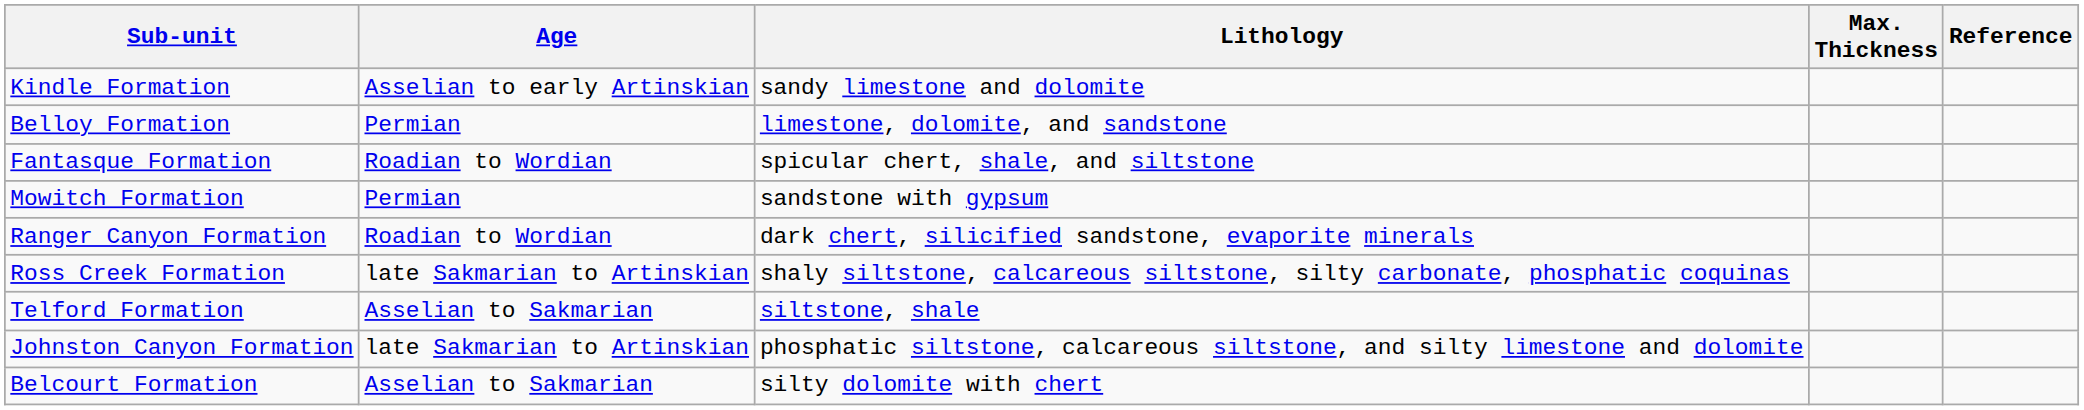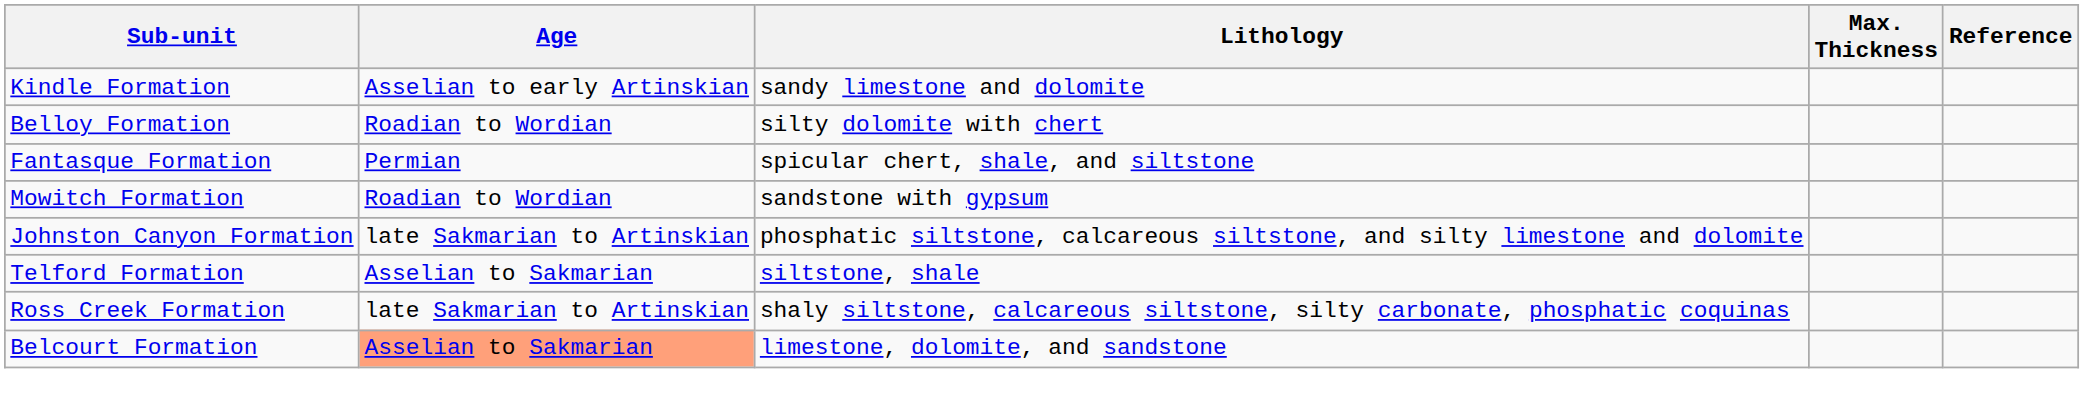(413, 125) Permian -> (488, 125) Roadian to Wordian
(993, 125) limestone, dolomite, and sandstone -> (932, 125) silty dolomite with chert
(488, 162) Roadian to Wordian -> (413, 162) Permian
(413, 199) Permian -> (488, 199) Roadian to Wordian
- row: (168, 236)
rows swapped: (148, 274) <-> (182, 348)
(509, 386) no background -> (509, 348) lightsalmon background
(932, 386) silty dolomite with chert -> (993, 348) limestone, dolomite, and sandstone
